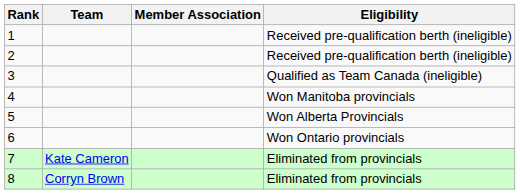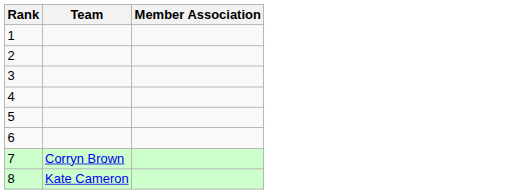- column: (389, 14)
(87, 158) Kate Cameron -> (85, 158) Corryn Brown
(85, 179) Corryn Brown -> (87, 179) Kate Cameron
